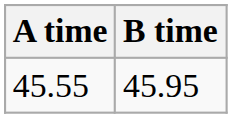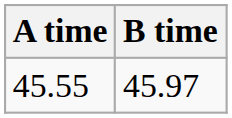(161, 84) 45.95 -> (161, 84) 45.97
